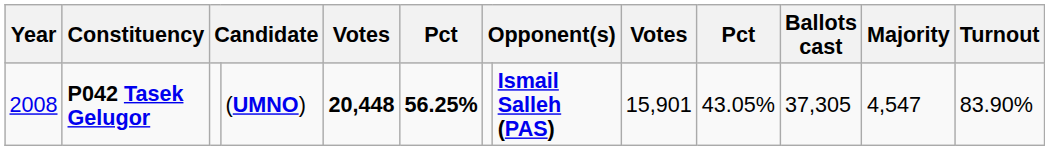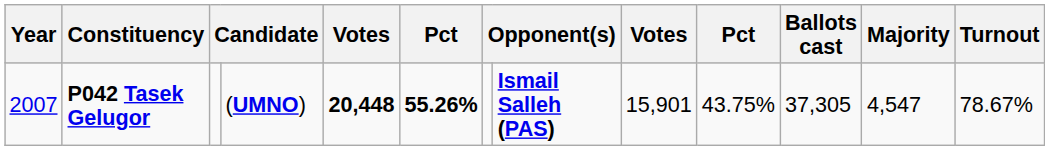(34, 104) 2008 -> (34, 104) 2007
(441, 104) 56.25% -> (441, 104) 55.26%
(738, 104) 43.05% -> (738, 104) 43.75%
(996, 104) 83.90% -> (996, 104) 78.67%
